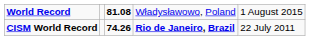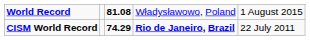(119, 27) 74.26 -> (119, 27) 74.29
